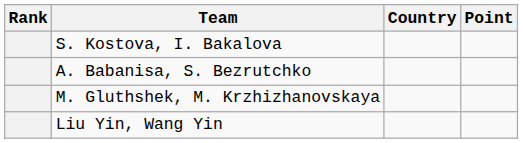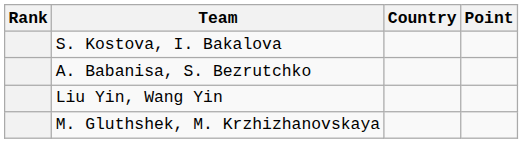rows swapped: (218, 98) <-> (139, 125)
